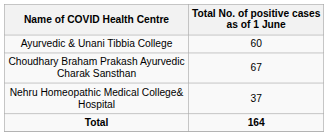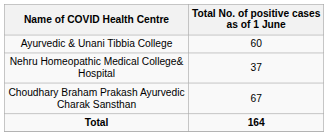rows swapped: (97, 98) <-> (97, 68)
